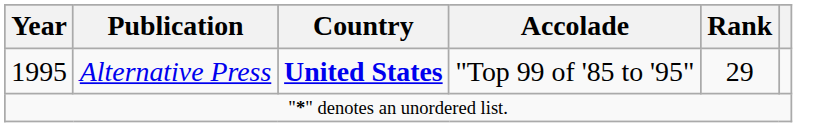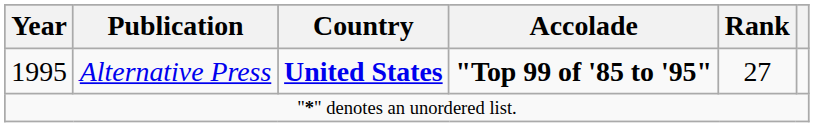(575, 70) normal -> (584, 70) bold
(740, 70) 29 -> (757, 70) 27
